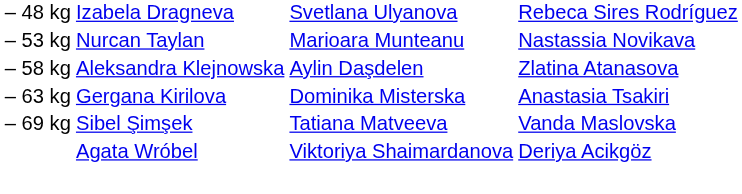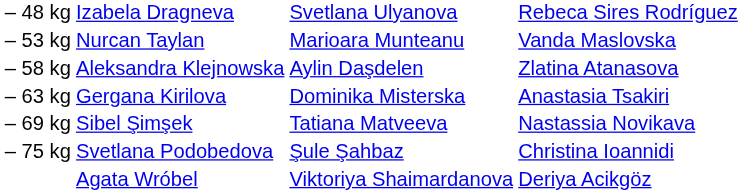(607, 40) Nastassia Novikava -> (597, 40) Vanda Maslovska
(597, 123) Vanda Maslovska -> (607, 123) Nastassia Novikava
+ row: (38, 151)
